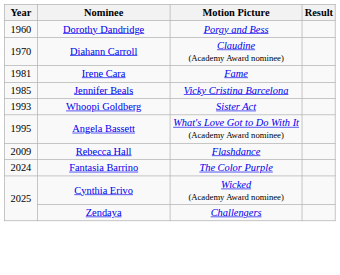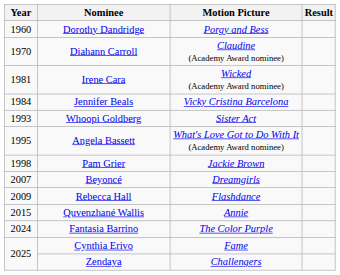(236, 73) Fame -> (236, 79) Wicked (Academy Award nominee)
(21, 90) 1985 -> (21, 102) 1984
+ row: (104, 163)
+ row: (104, 179)
+ row: (104, 212)
(236, 190) Wicked (Academy Award nominee) -> (236, 245) Fame
